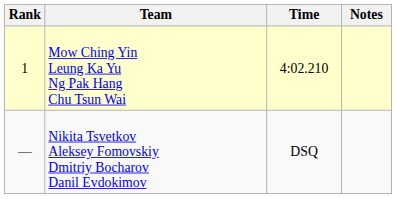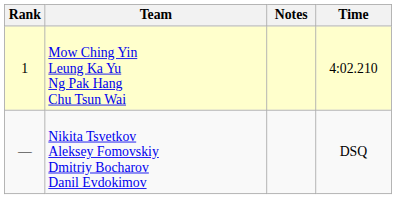columns swapped: (304, 15) <-> (366, 15)
